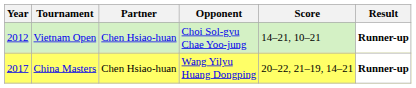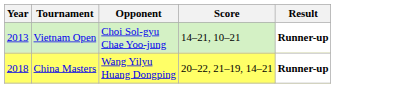- column: (139, 13)
(18, 37) 2012 -> (18, 37) 2013
(18, 68) 2017 -> (18, 68) 2018
